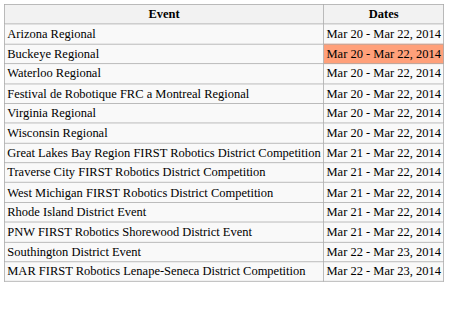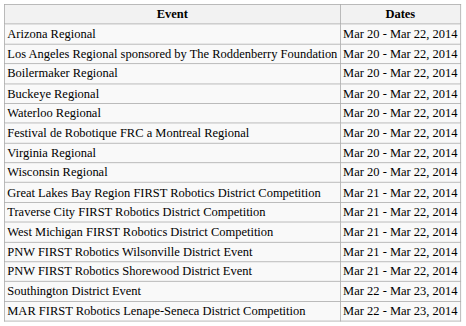+ row: (172, 53)
+ row: (63, 73)
(384, 53) lightsalmon background -> (400, 93) no background
+ row: (130, 251)
- row: (77, 212)
